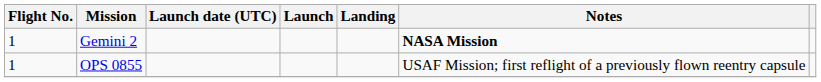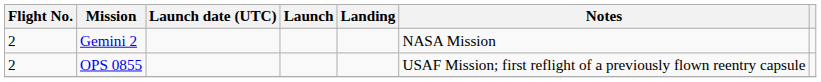(12, 40) 1 -> (12, 40) 2
(450, 40) bold -> (449, 40) normal
(12, 64) 1 -> (12, 64) 2
